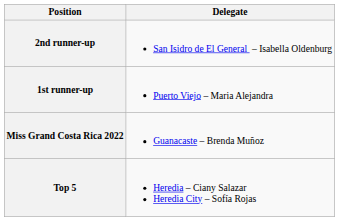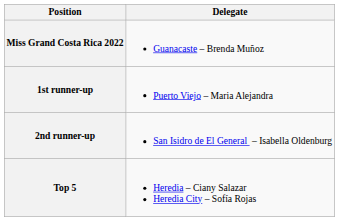rows swapped: (65, 136) <-> (65, 43)
